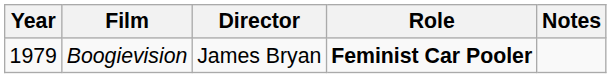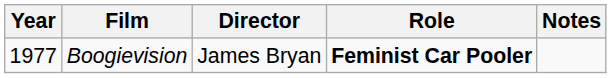(33, 55) 1979 -> (33, 55) 1977
